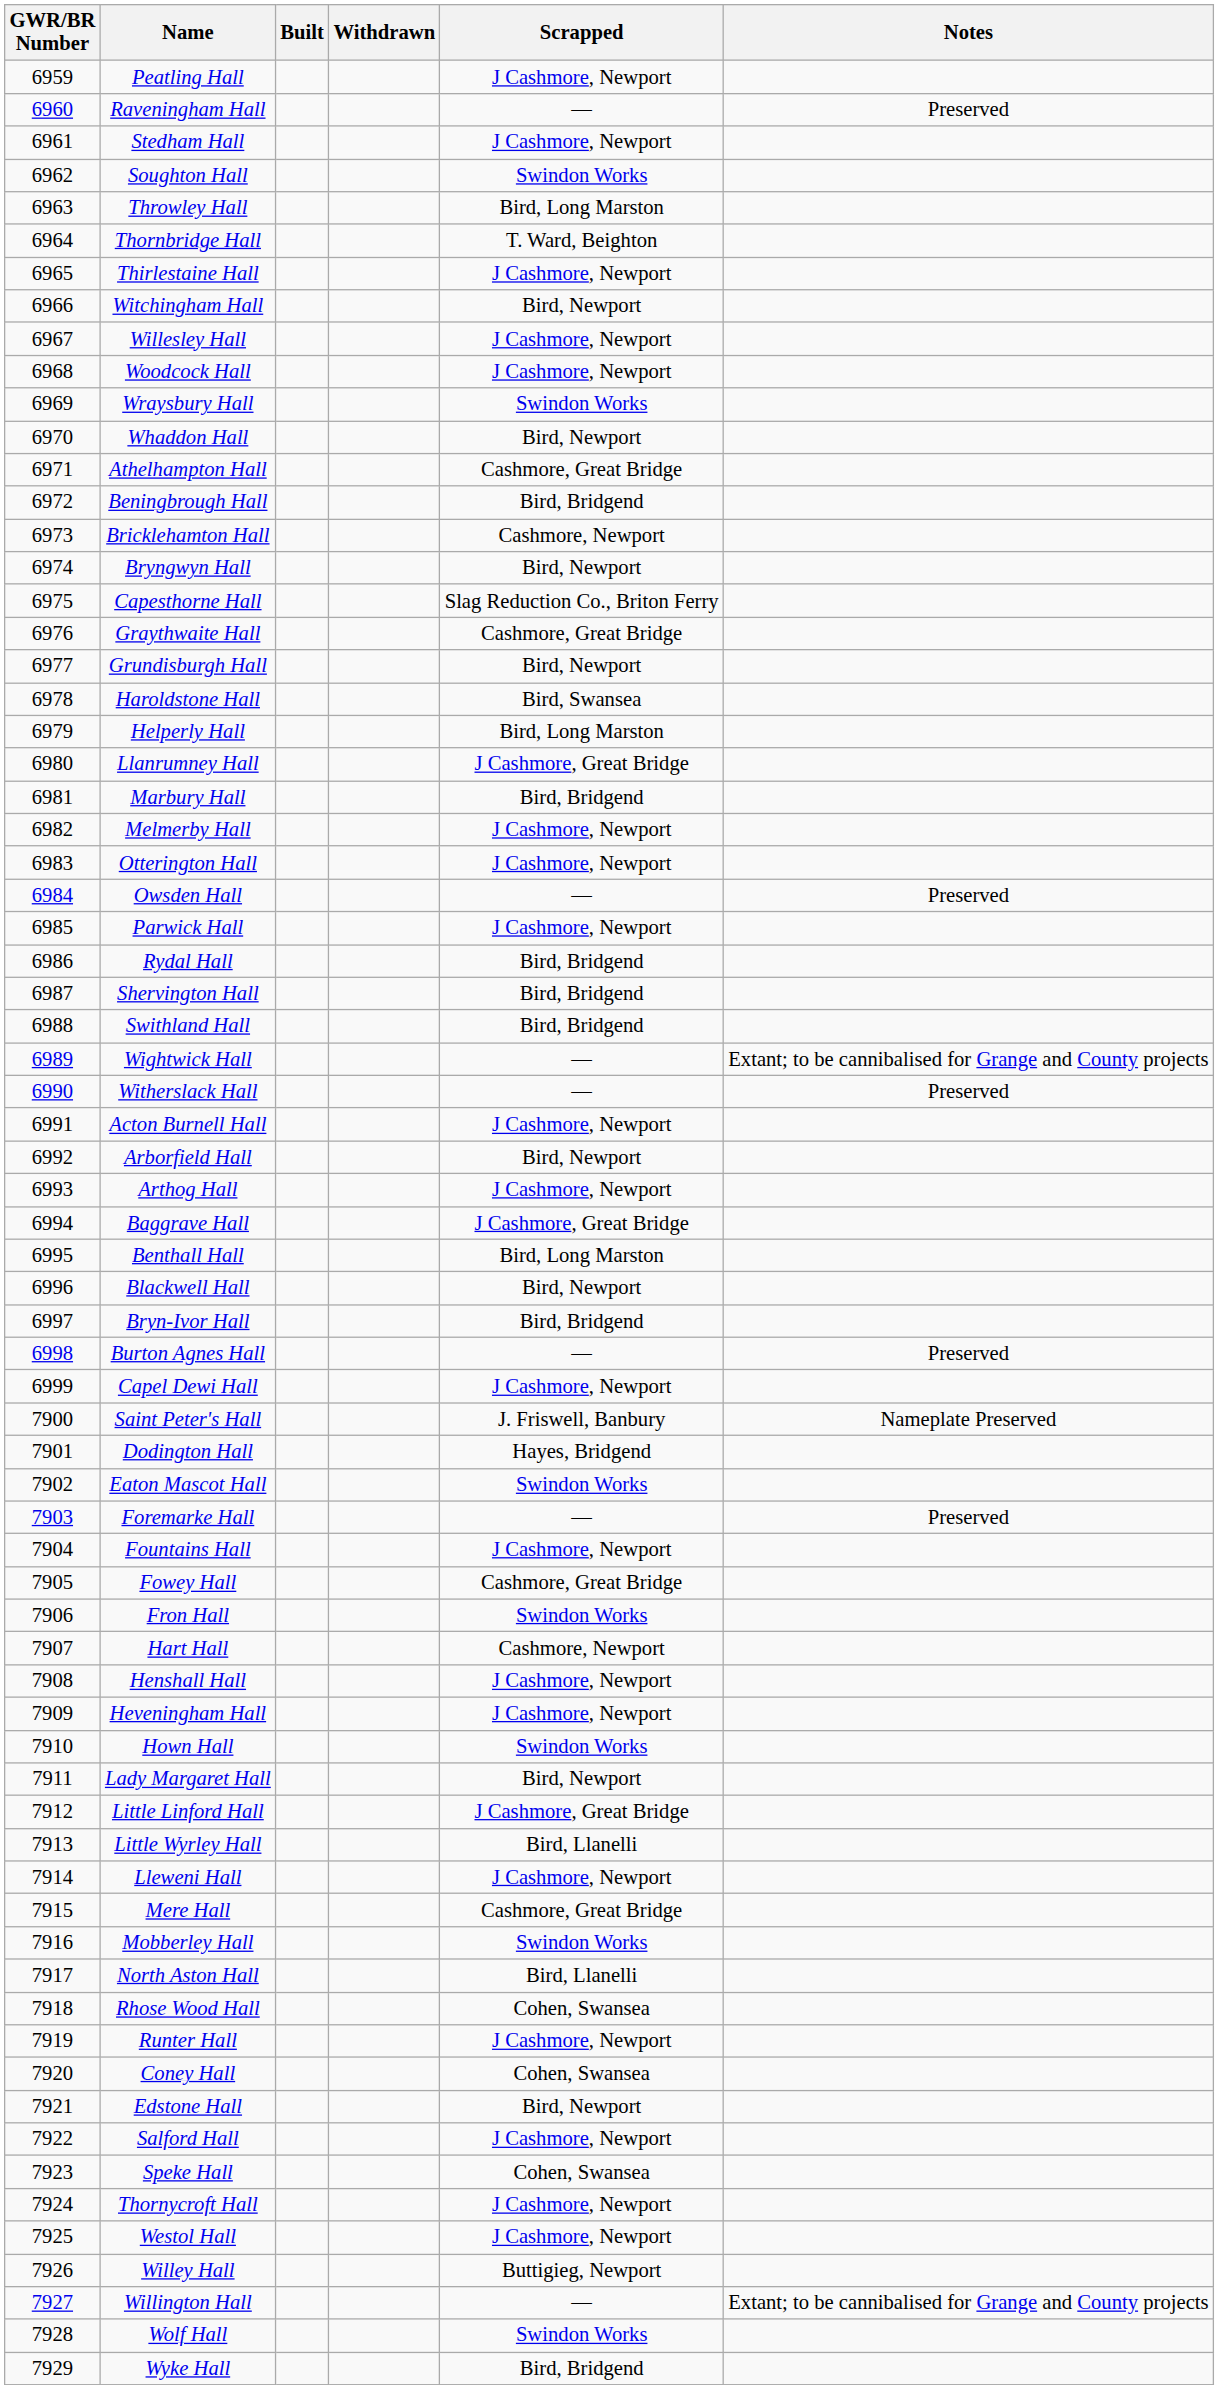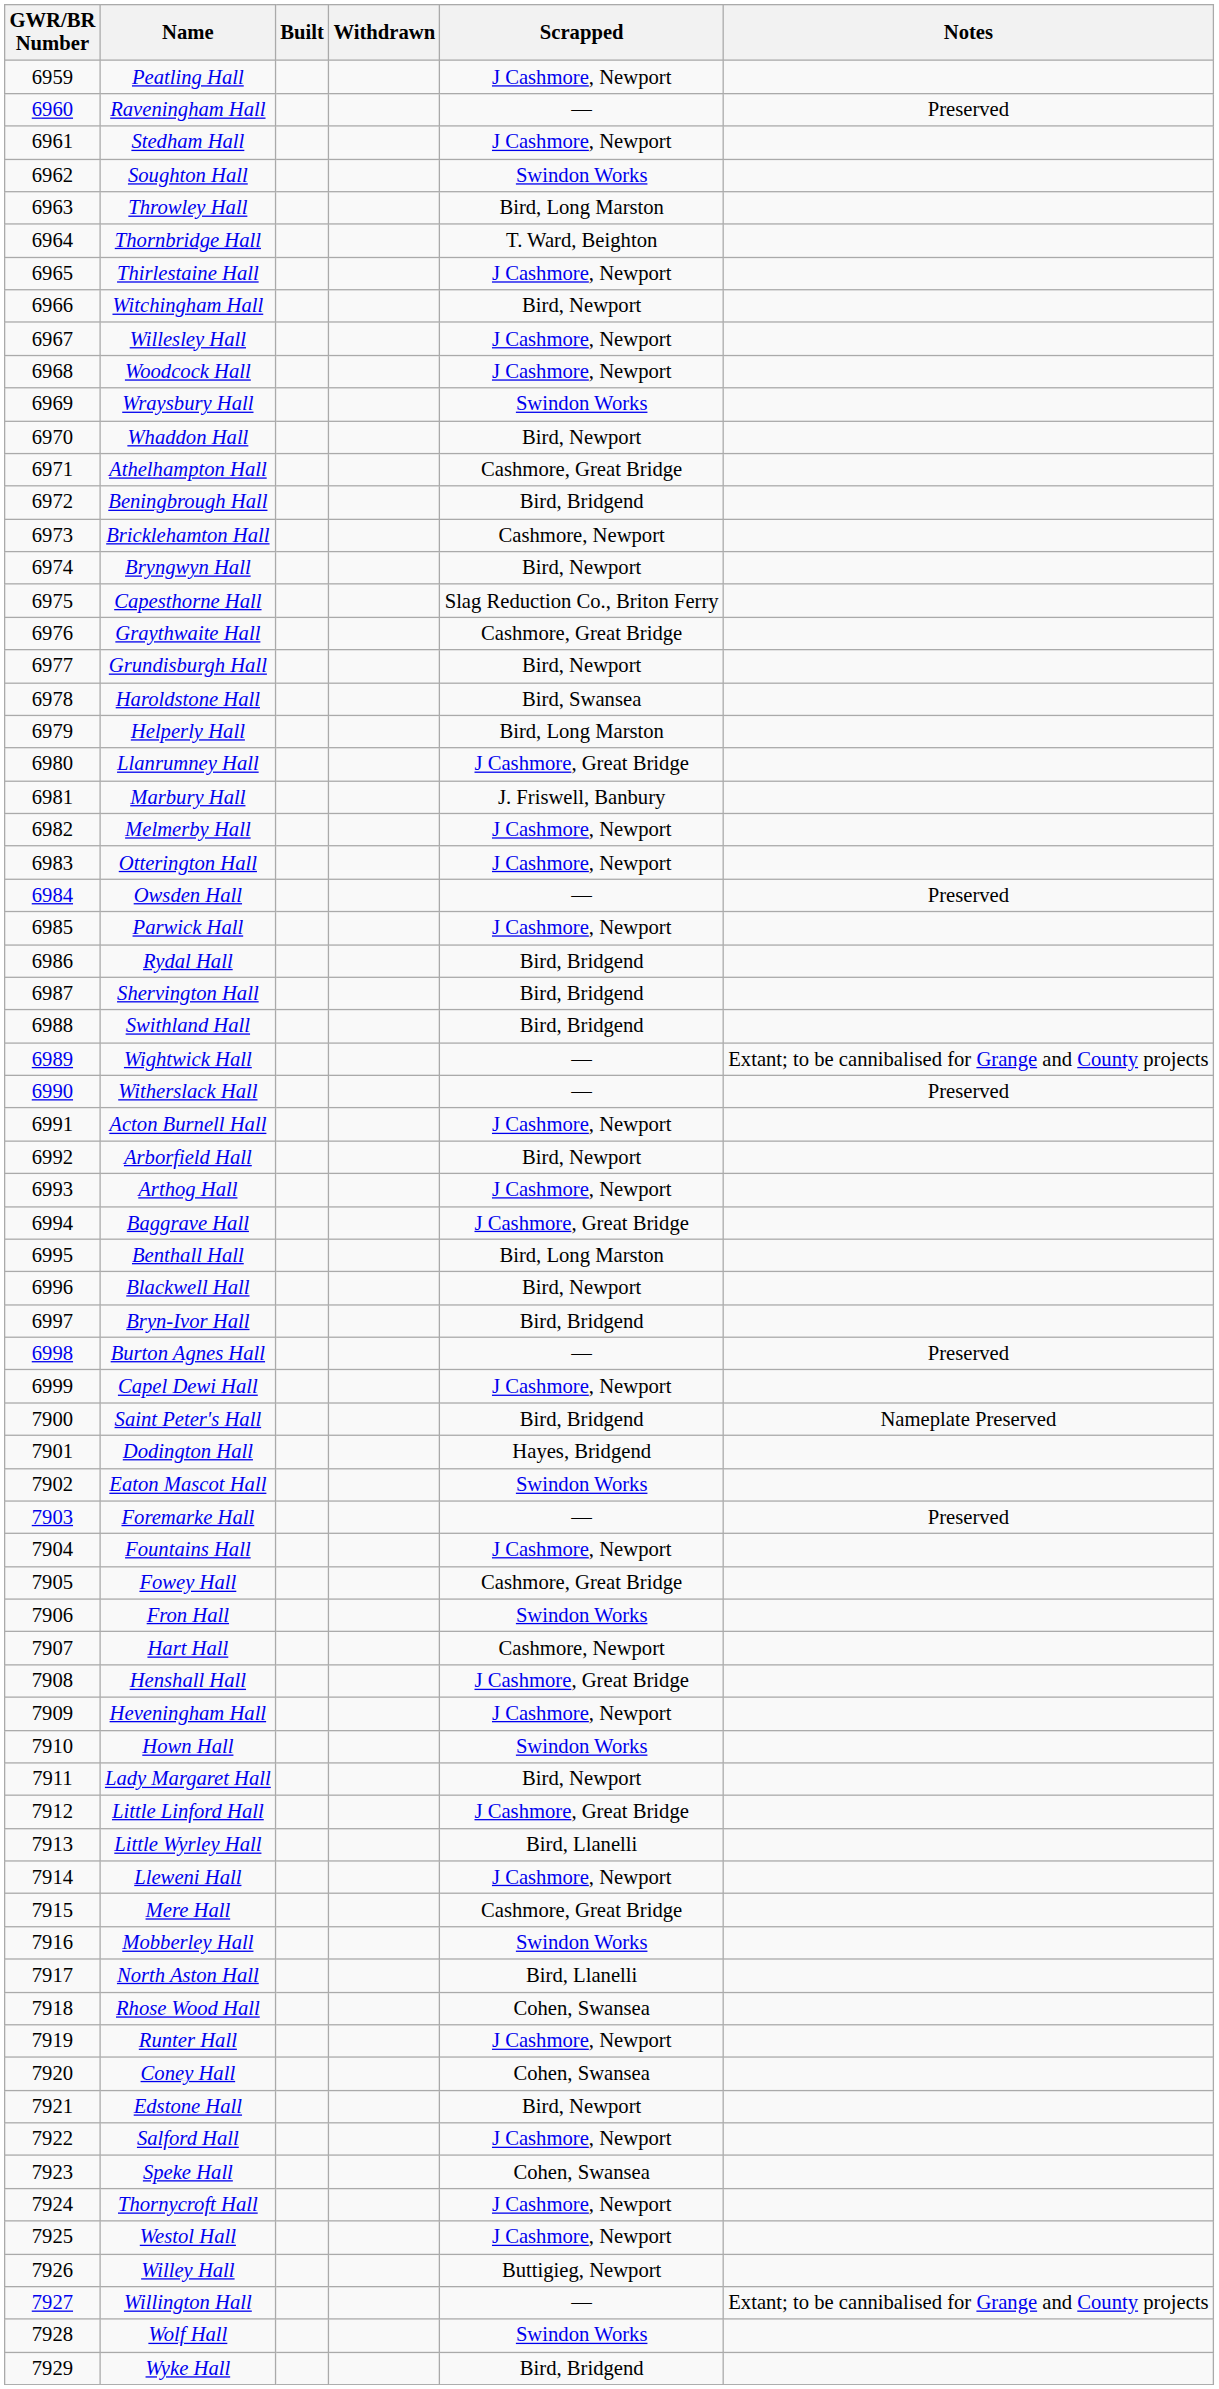(582, 796) Bird, Bridgend -> (582, 796) J. Friswell, Banbury
(582, 1418) J. Friswell, Banbury -> (582, 1418) Bird, Bridgend
(582, 1680) J Cashmore, Newport -> (582, 1680) J Cashmore, Great Bridge
